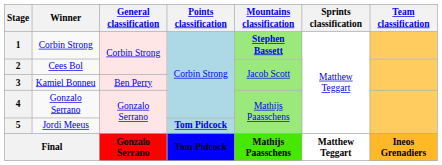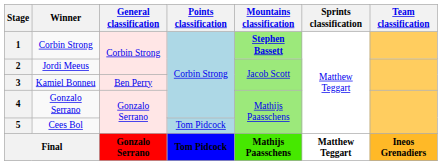(66, 67) Cees Bol -> (66, 67) Jordi Meeus
(66, 126) Jordi Meeus -> (66, 126) Cees Bol
(201, 126) bold -> (201, 126) normal
